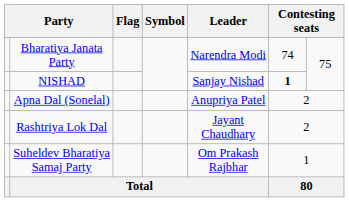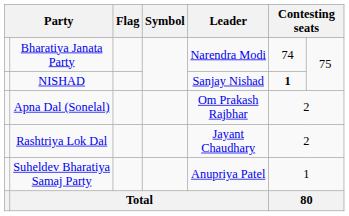(228, 100) Anupriya Patel -> (228, 107) Om Prakash Rajbhar
(228, 160) Om Prakash Rajbhar -> (228, 174) Anupriya Patel
